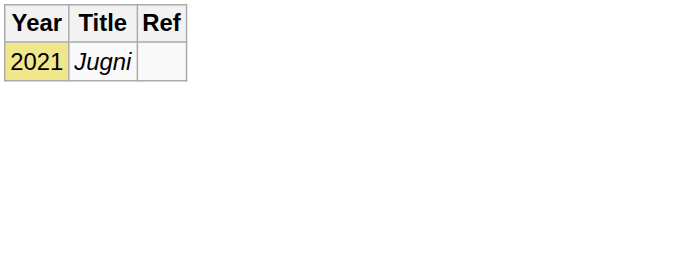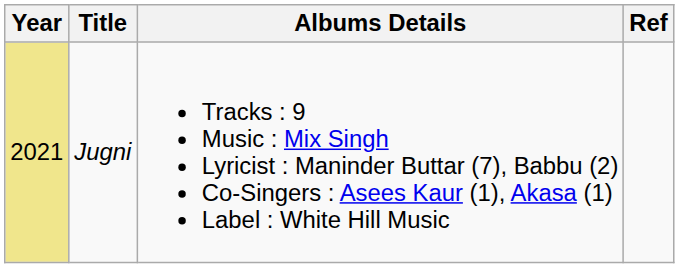+ column: (380, 23)
